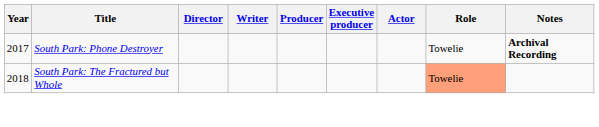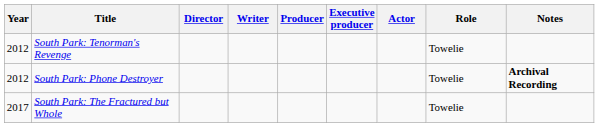+ row: (87, 48)
(18, 48) 2017 -> (18, 78) 2012
(18, 78) 2018 -> (18, 107) 2017
(446, 78) lightsalmon background -> (446, 107) no background
